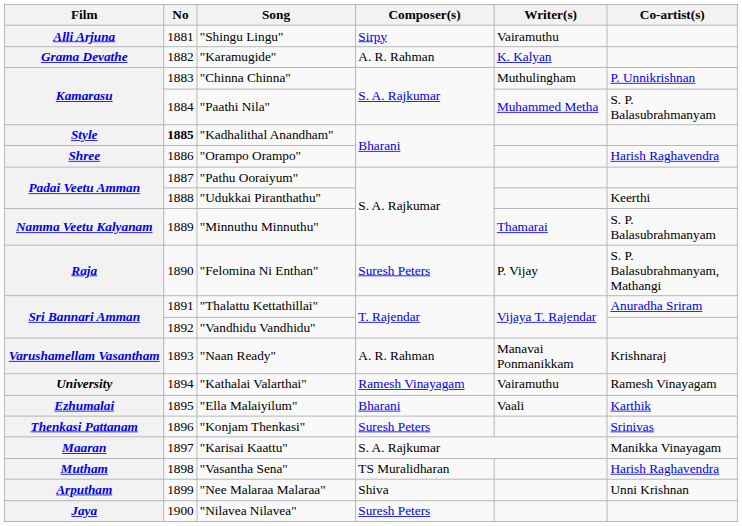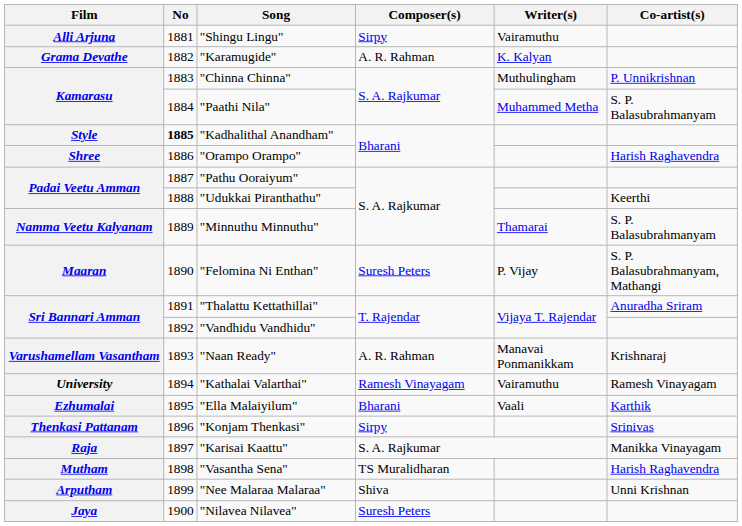(84, 270) Raja -> (84, 270) Maaran
(394, 426) Suresh Peters -> (373, 426) Sirpy
(84, 447) Maaran -> (84, 447) Raja
